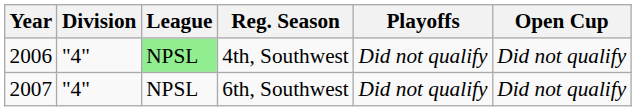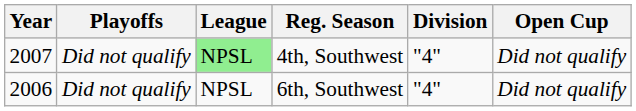columns swapped: (99, 21) <-> (423, 21)
(31, 55) 2006 -> (31, 55) 2007
(31, 88) 2007 -> (31, 88) 2006
